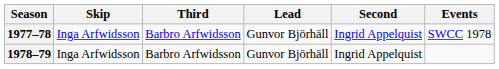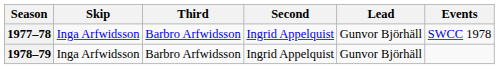columns swapped: (378, 14) <-> (287, 14)
